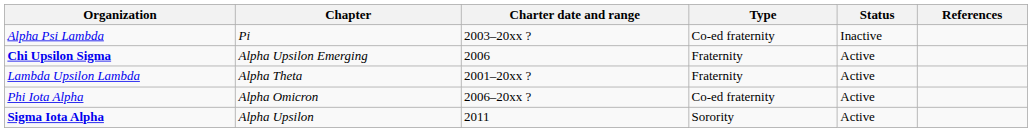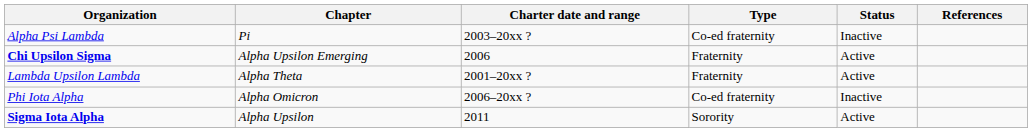(858, 96) Active -> (861, 96) Inactive
